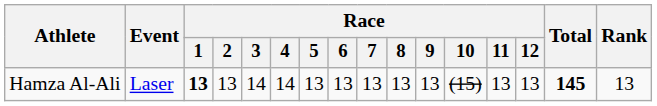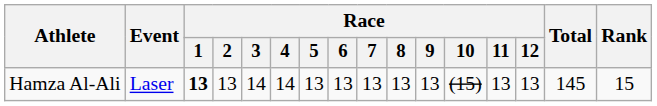(570, 84) bold -> (570, 84) normal
(624, 84) 13 -> (624, 84) 15
